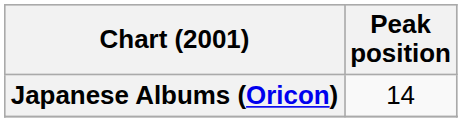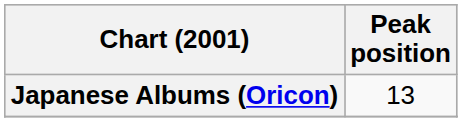(401, 95) 14 -> (401, 95) 13
